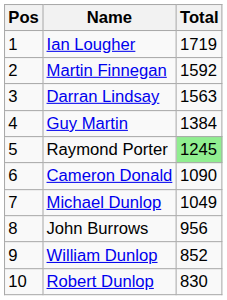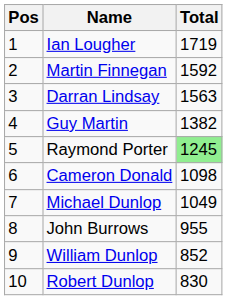(199, 123) 1384 -> (199, 123) 1382
(199, 176) 1090 -> (199, 176) 1098
(194, 228) 956 -> (194, 228) 955
